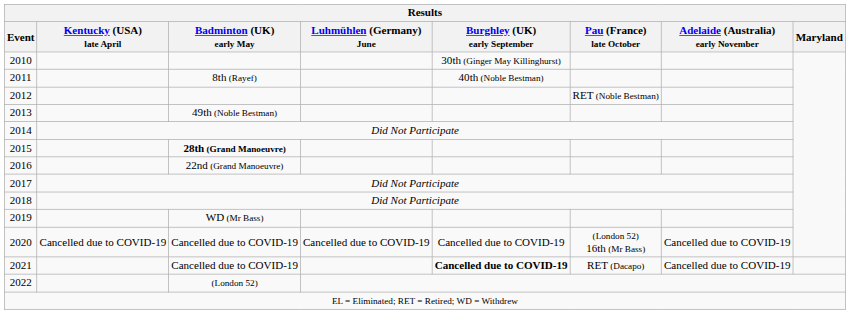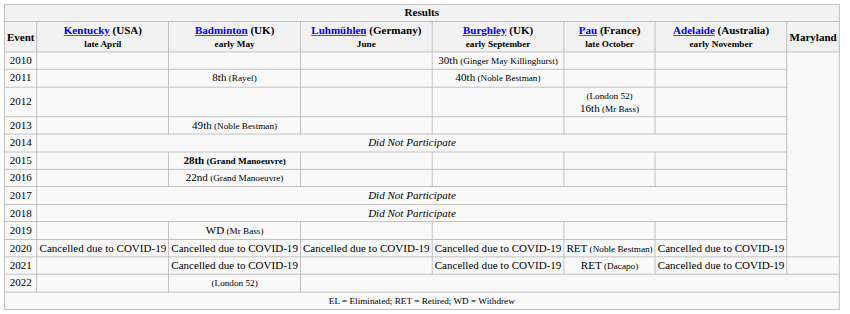(616, 95) RET (Noble Bestman) -> (610, 102) (London 52) 16th (Mr Bass)
(616, 242) (London 52) 16th (Mr Bass) -> (610, 248) RET (Noble Bestman)
(501, 265) bold -> (498, 265) normal
